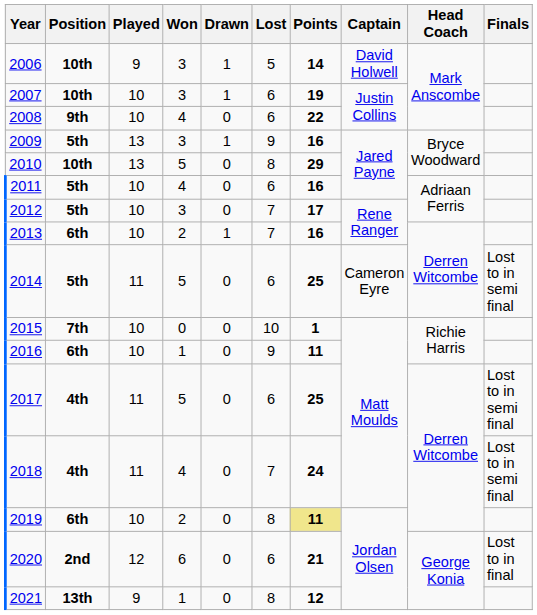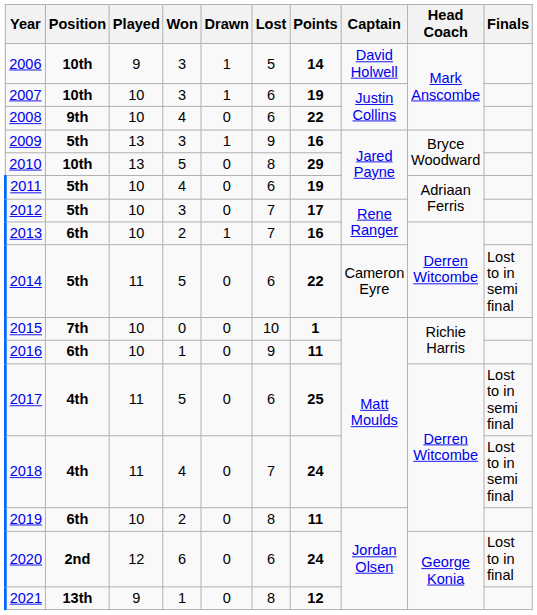(315, 187) 16 -> (315, 187) 19
(315, 281) 25 -> (315, 281) 22
(315, 519) khaki background -> (315, 519) no background
(315, 558) 21 -> (315, 558) 24
